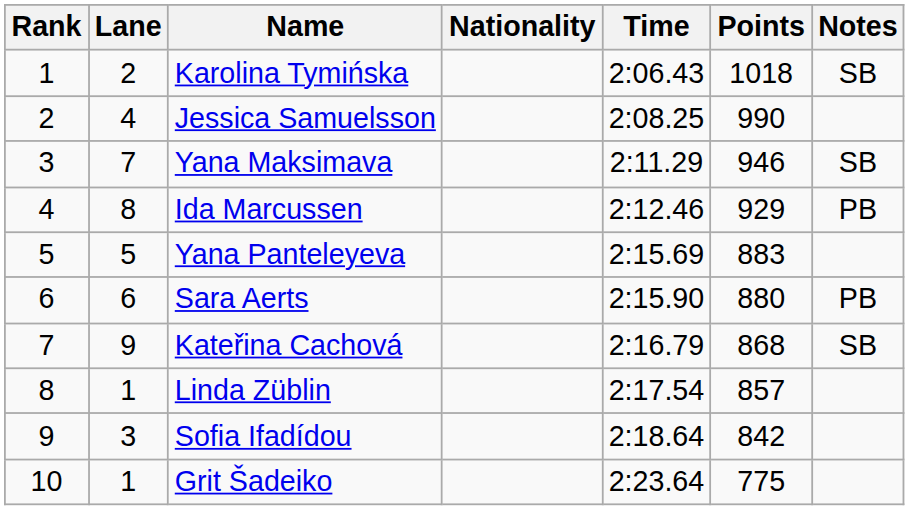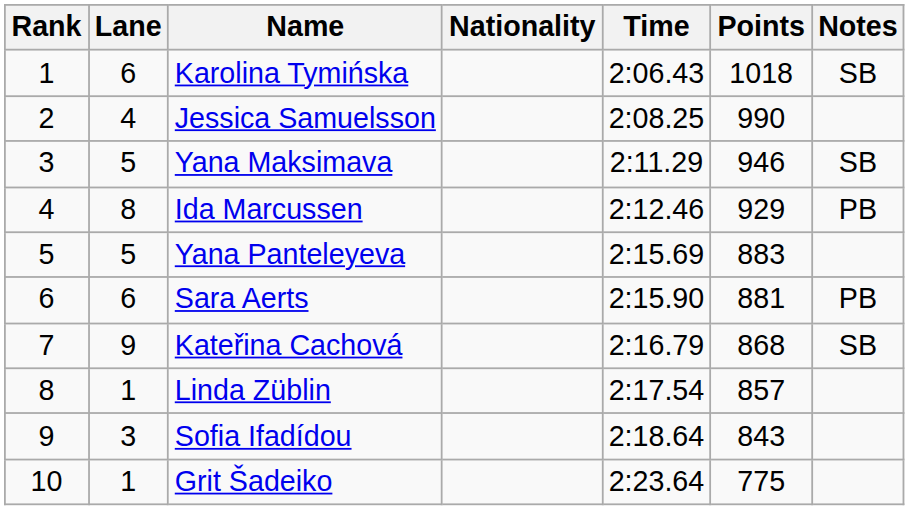(128, 72) 2 -> (128, 72) 6
(128, 163) 7 -> (128, 163) 5
(761, 299) 880 -> (761, 299) 881
(761, 436) 842 -> (761, 436) 843
